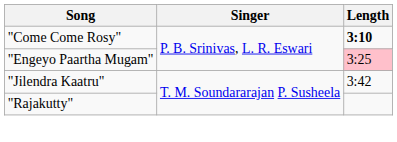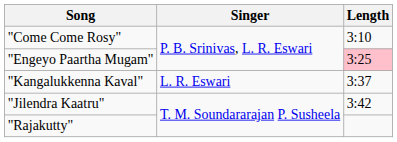(359, 37) bold -> (359, 37) normal
+ row: (75, 81)
